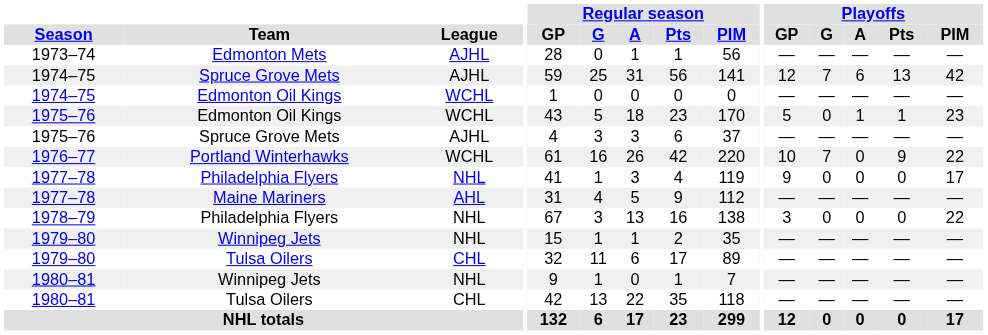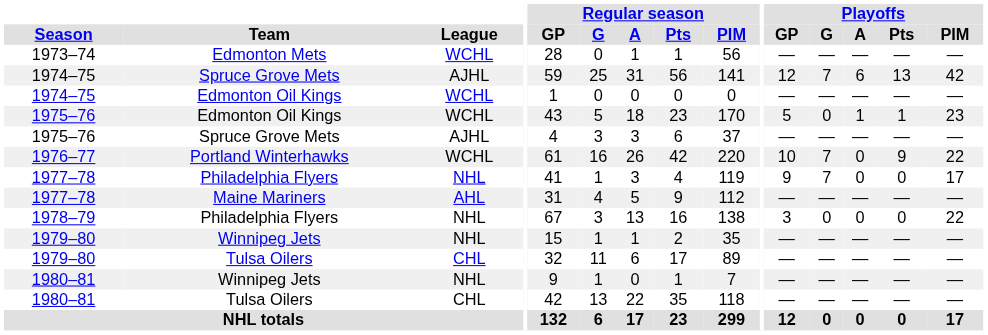(469, 54) AJHL -> (469, 54) WCHL
(827, 177) 0 -> (827, 177) 7
